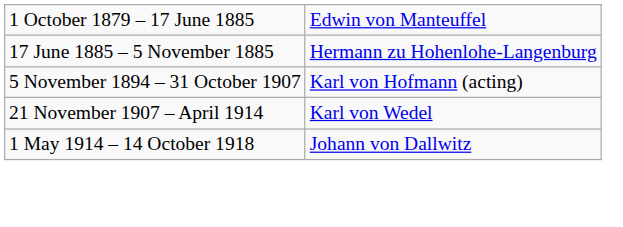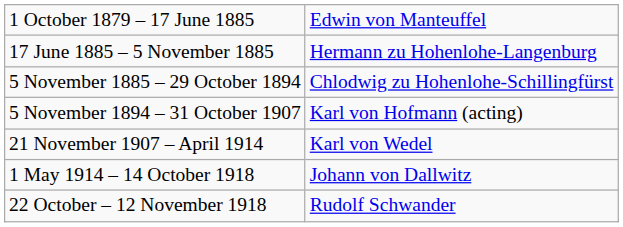+ row: (155, 81)
+ row: (138, 205)
